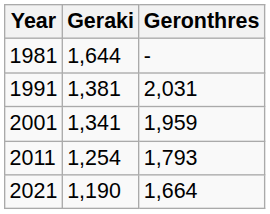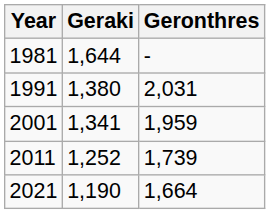(94, 89) 1,381 -> (94, 89) 1,380
(94, 157) 1,254 -> (94, 157) 1,252
(171, 157) 1,793 -> (171, 157) 1,739
